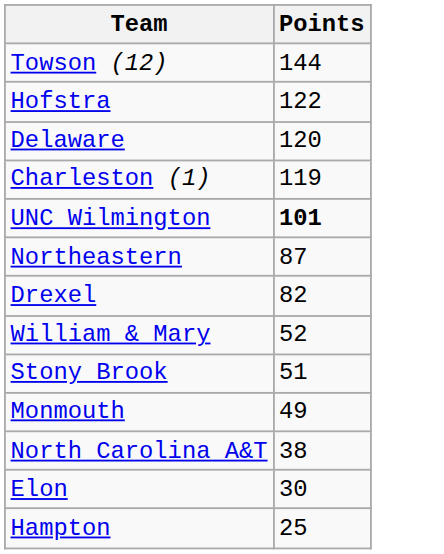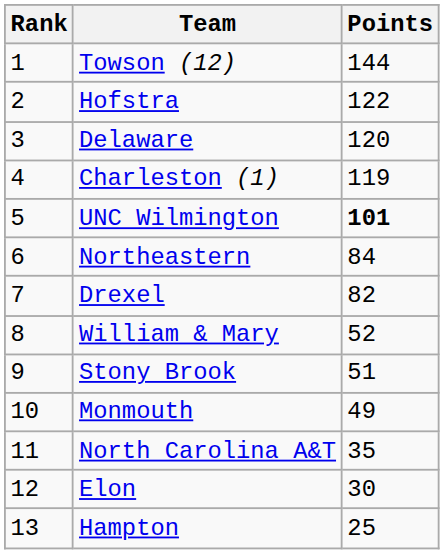+ column: (39, 24)
(293, 257) 87 -> (362, 257) 84
(293, 451) 38 -> (362, 451) 35
